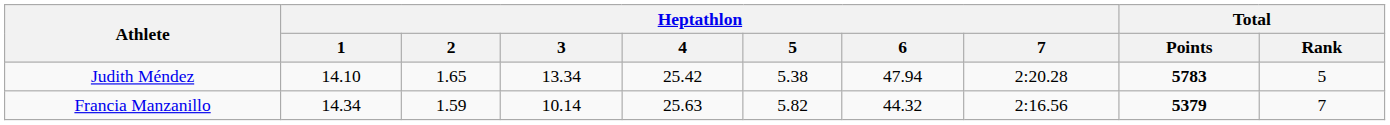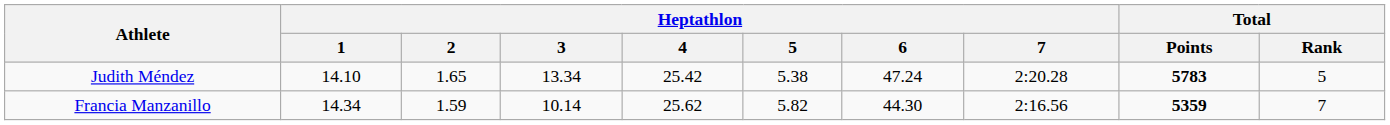(903, 76) 47.94 -> (903, 76) 47.24
(683, 105) 25.63 -> (683, 105) 25.62
(903, 105) 44.32 -> (903, 105) 44.30
(1189, 105) 5379 -> (1189, 105) 5359
